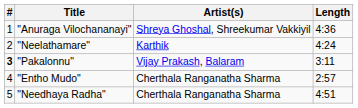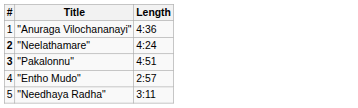- column: (223, 12)
(10, 45) normal -> (10, 45) bold
(325, 62) 3:11 -> (146, 62) 4:51
(326, 95) 4:51 -> (146, 95) 3:11
